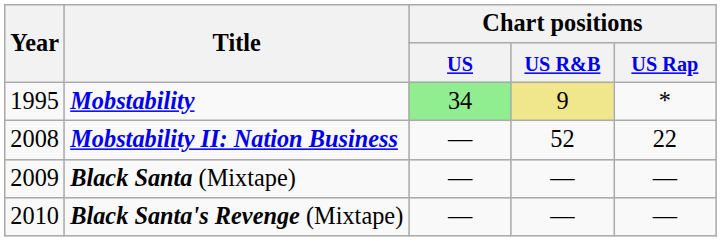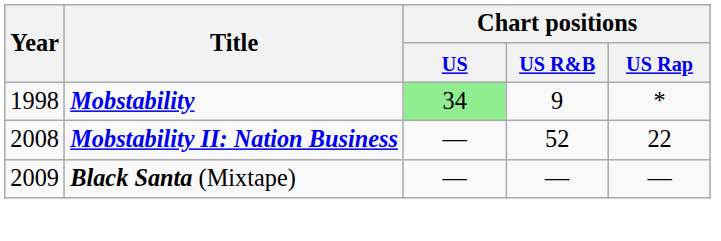(35, 100) 1995 -> (35, 100) 1998
(562, 100) khaki background -> (557, 100) no background
- row: (237, 216)
